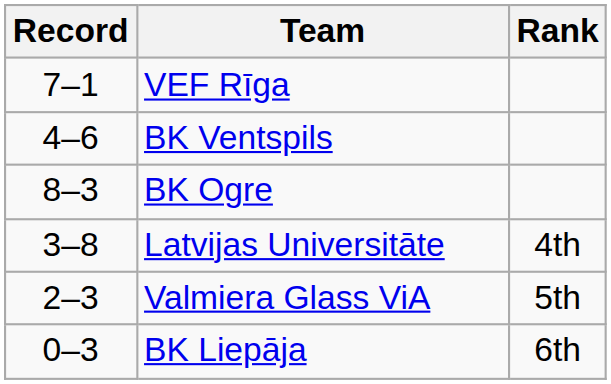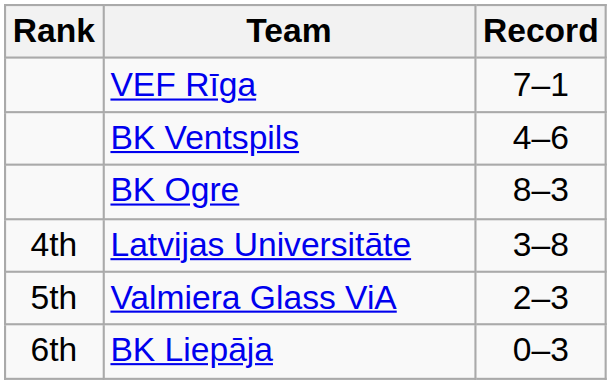columns swapped: (558, 31) <-> (71, 31)
